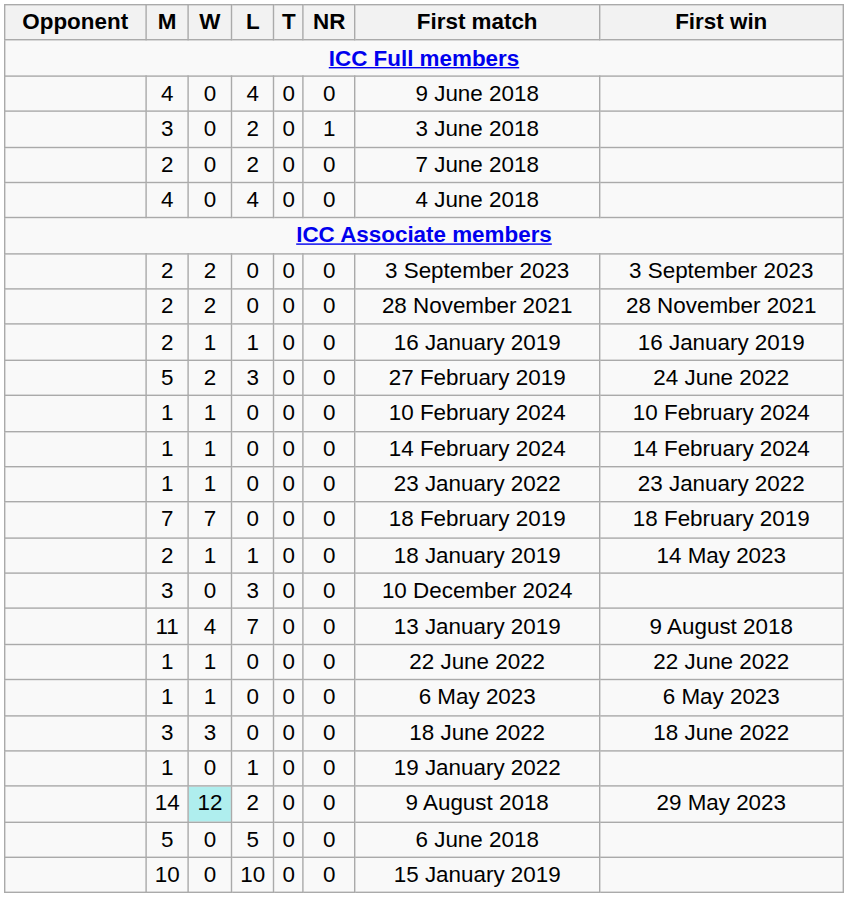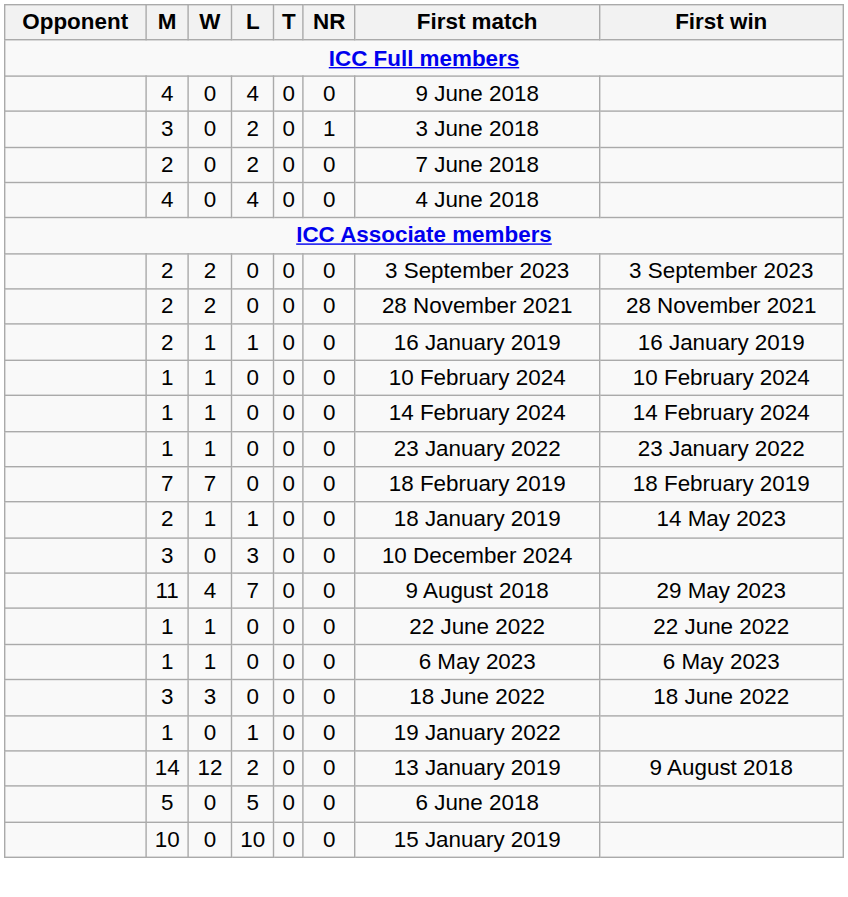- row: (167, 377)
(477, 626) 13 January 2019 -> (477, 590) 9 August 2018
(721, 626) 9 August 2018 -> (721, 590) 29 May 2023
(210, 803) paleturquoise background -> (210, 768) no background
(477, 803) 9 August 2018 -> (477, 768) 13 January 2019
(721, 803) 29 May 2023 -> (721, 768) 9 August 2018
